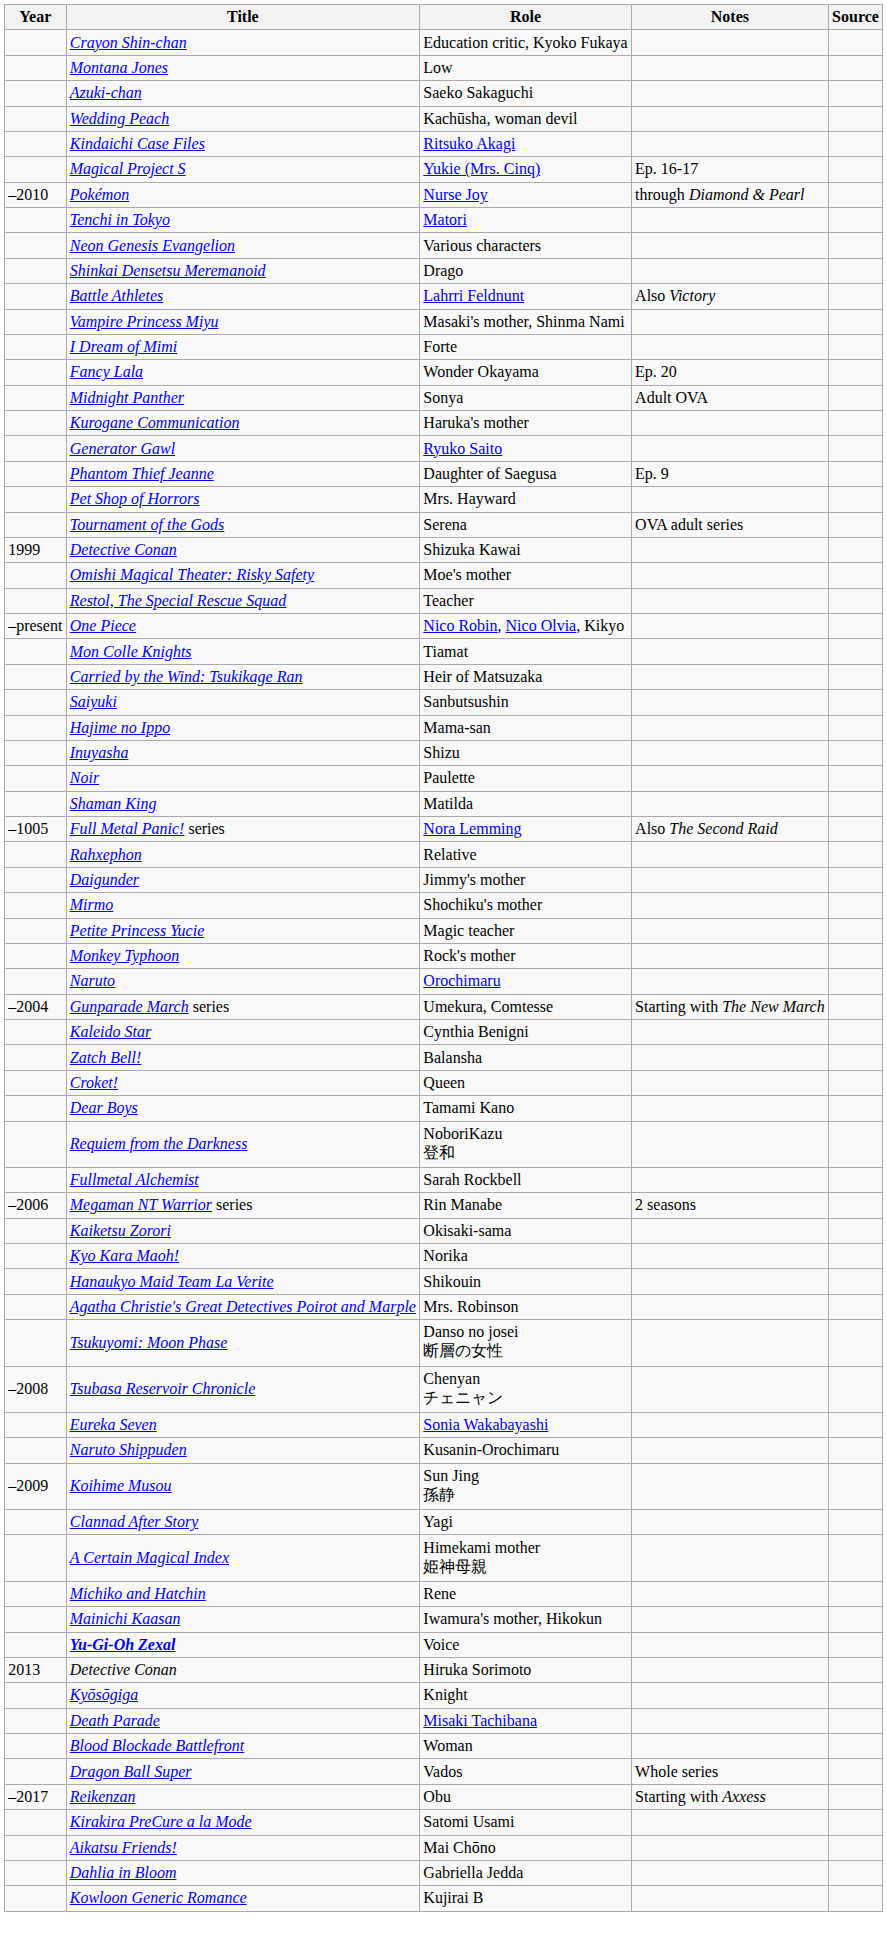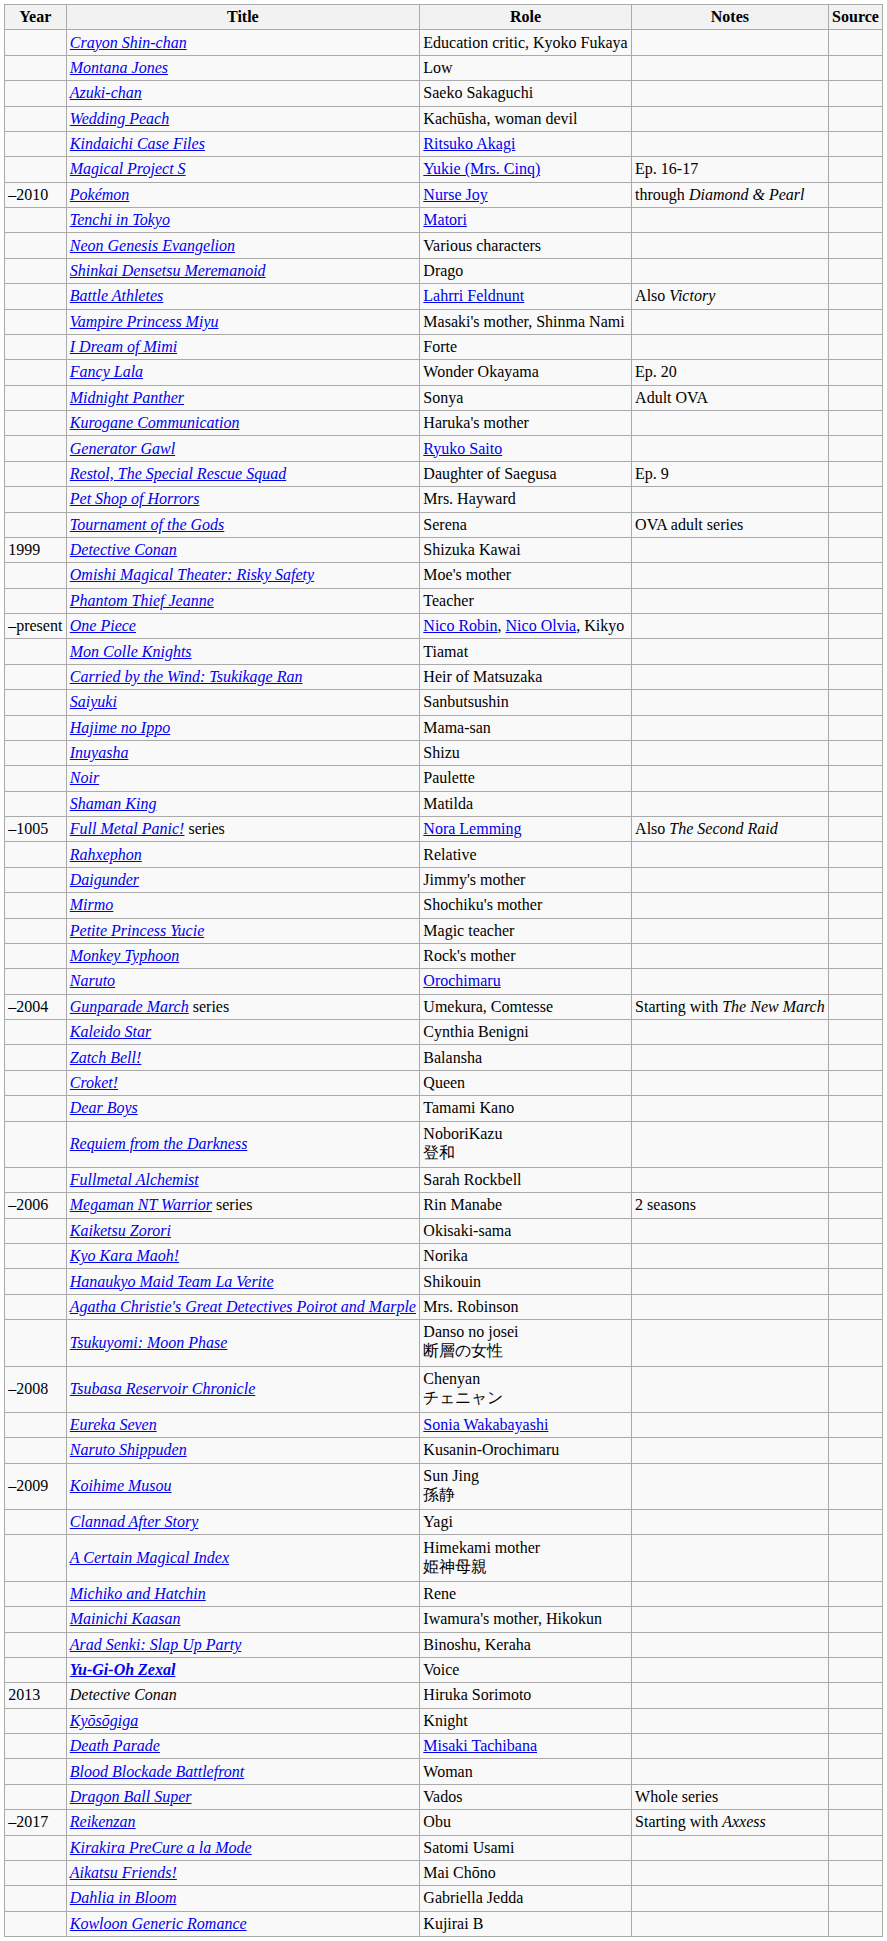(142, 473) Phantom Thief Jeanne -> (178, 473) Restol, The Special Rescue Squad
(178, 600) Restol, The Special Rescue Squad -> (142, 600) Phantom Thief Jeanne
+ row: (477, 1644)
